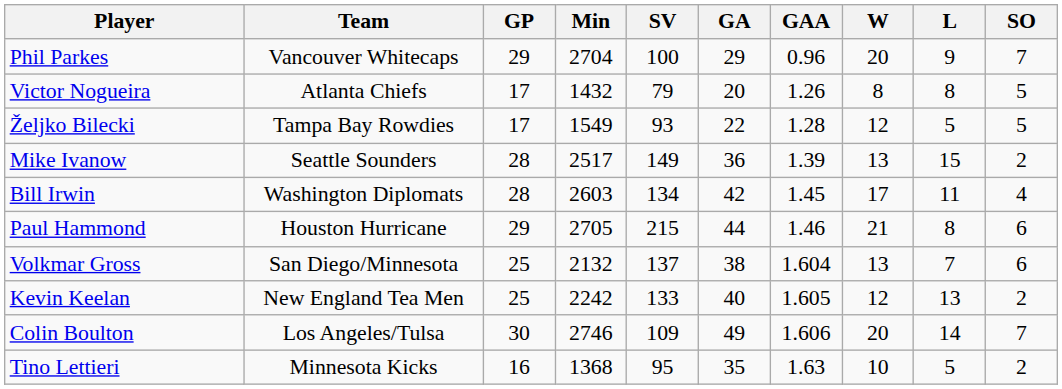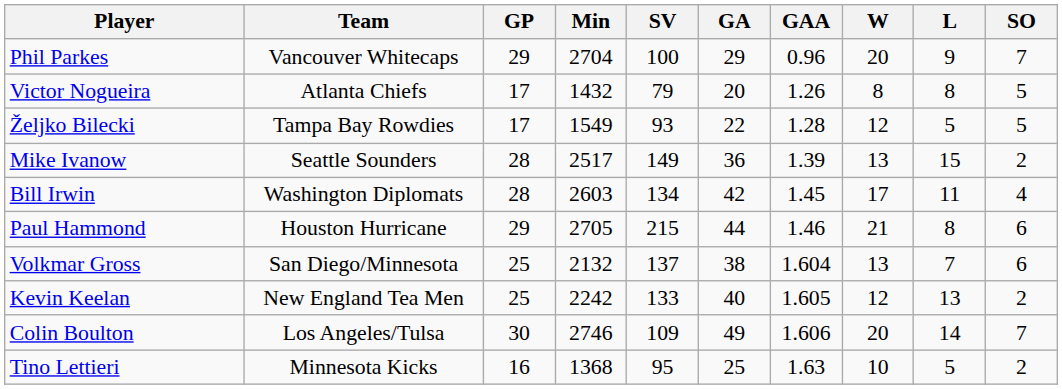(734, 366) 35 -> (734, 366) 25
